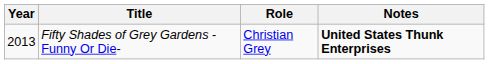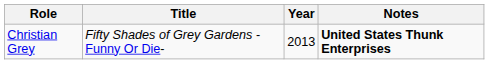columns swapped: (21, 14) <-> (279, 14)
